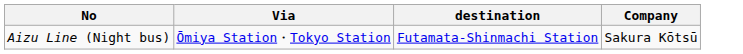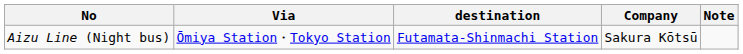+ column: (719, 15)
